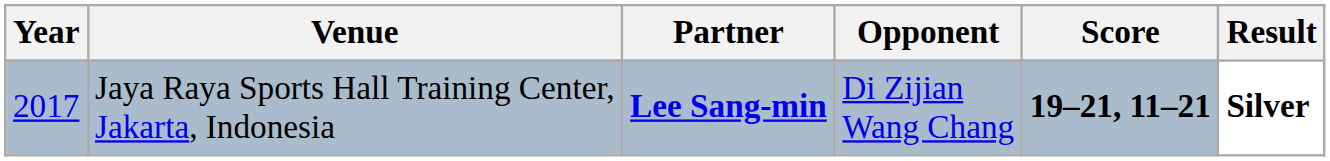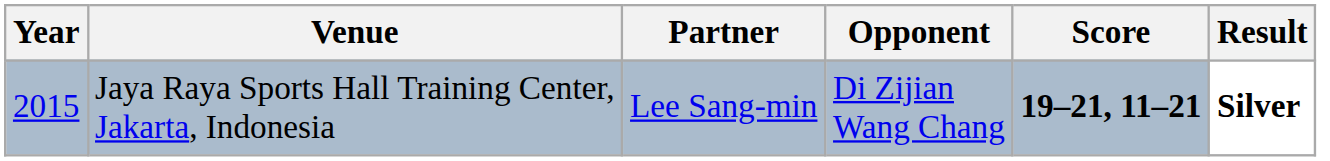(46, 106) 2017 -> (46, 106) 2015
(728, 106) bold -> (724, 106) normal
